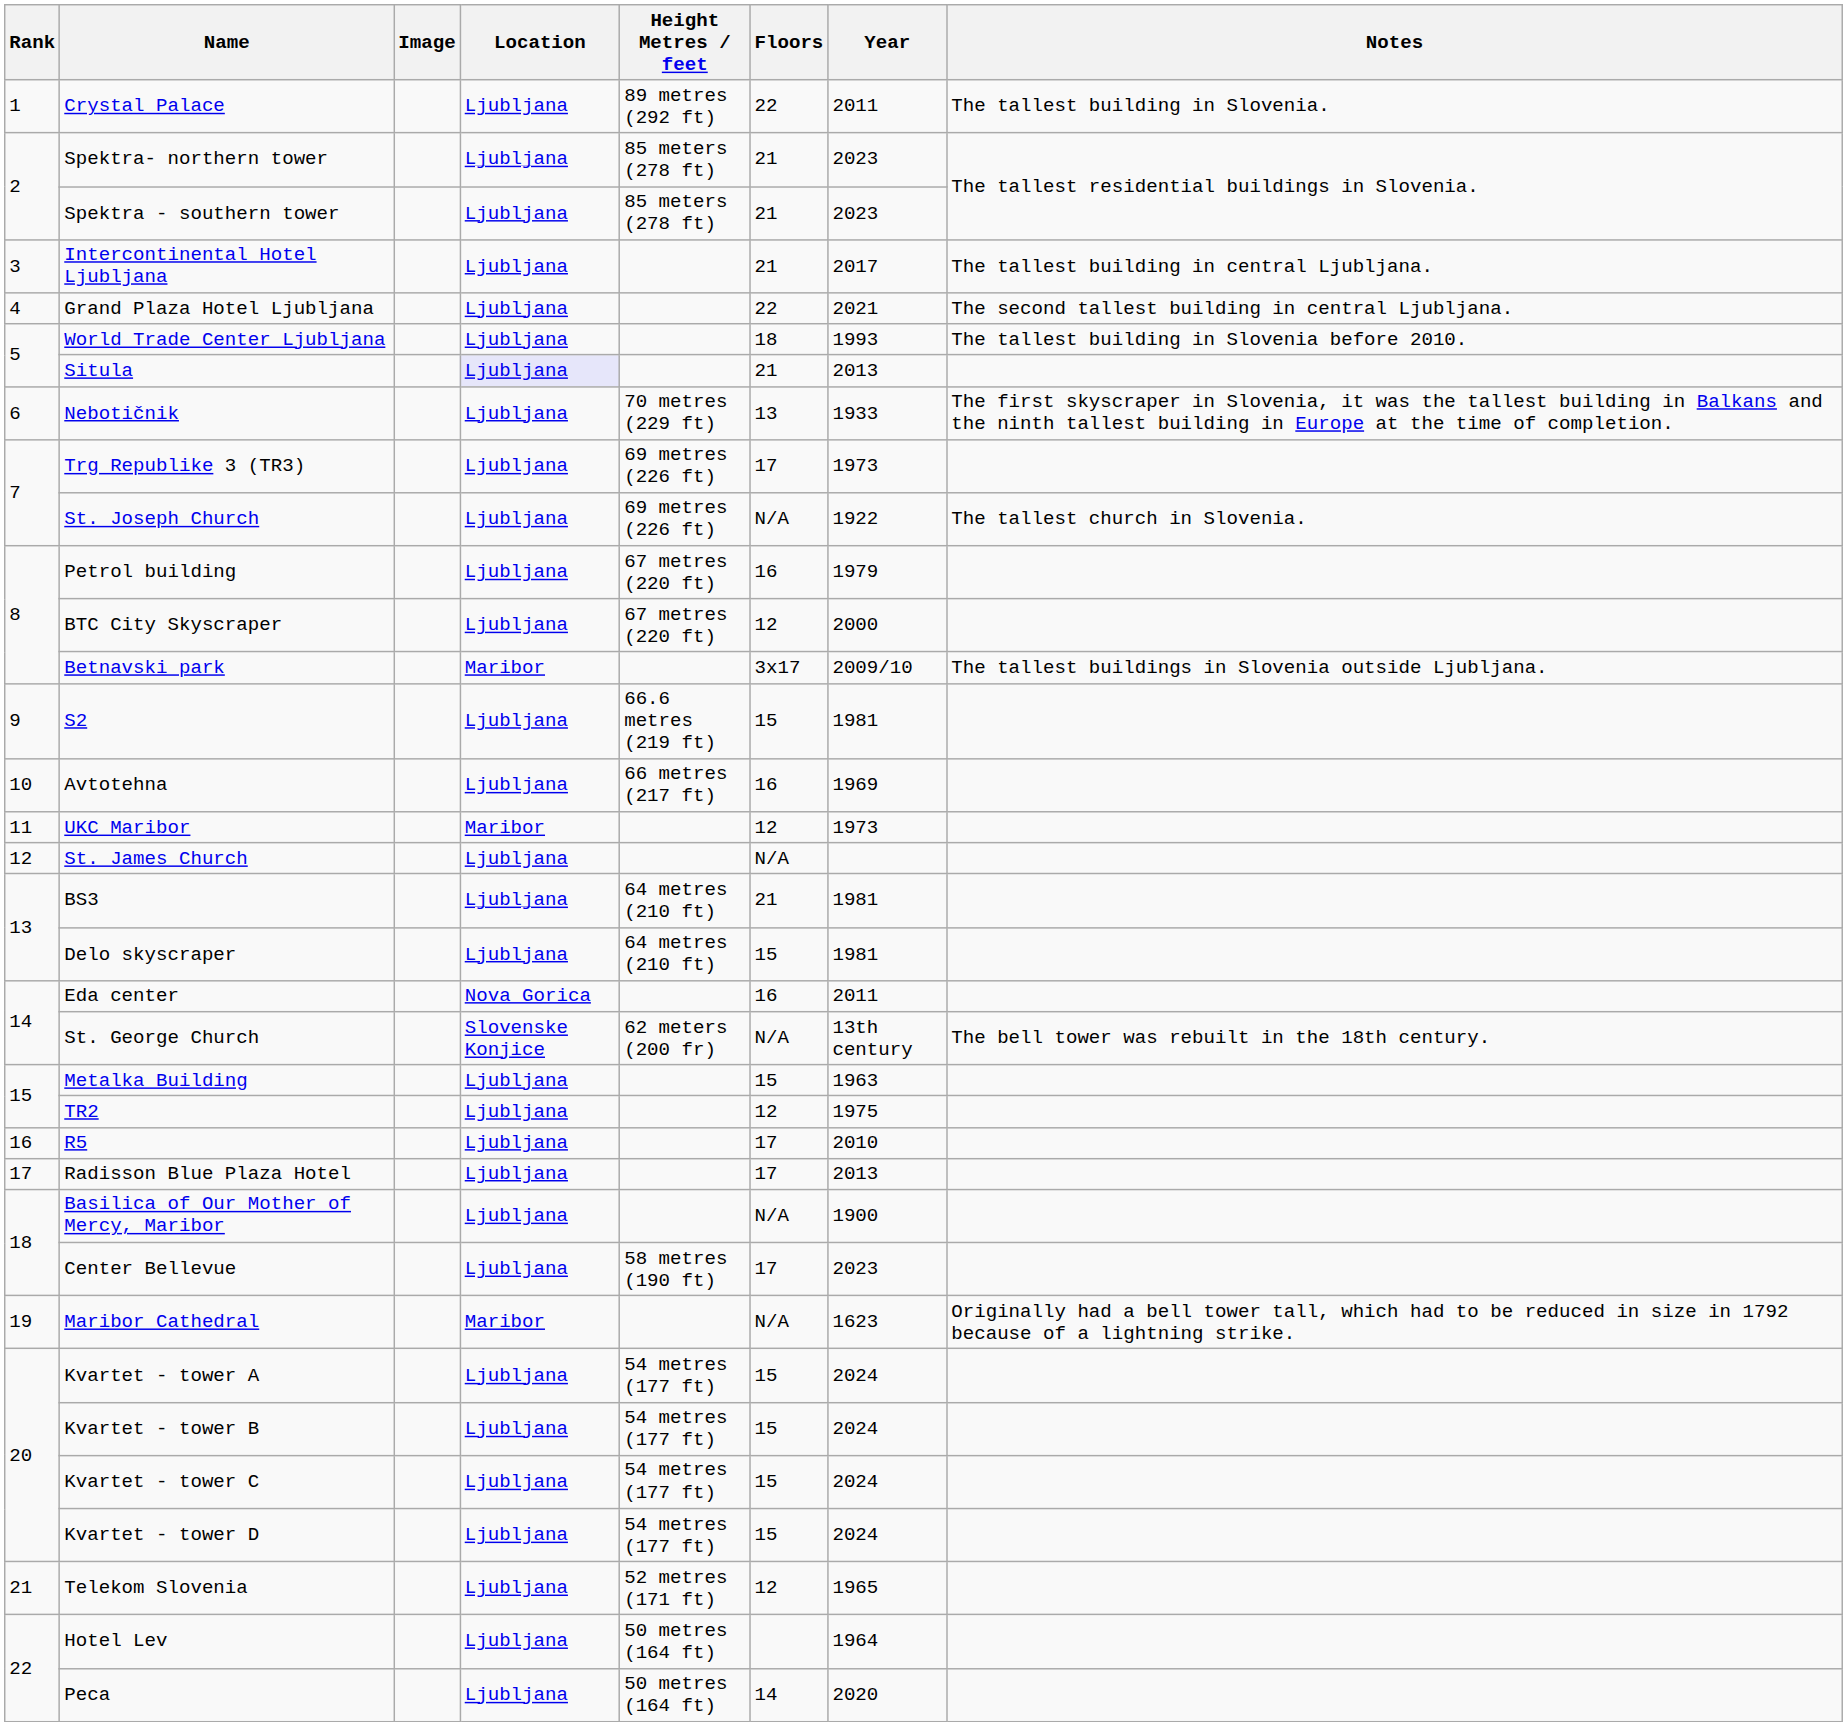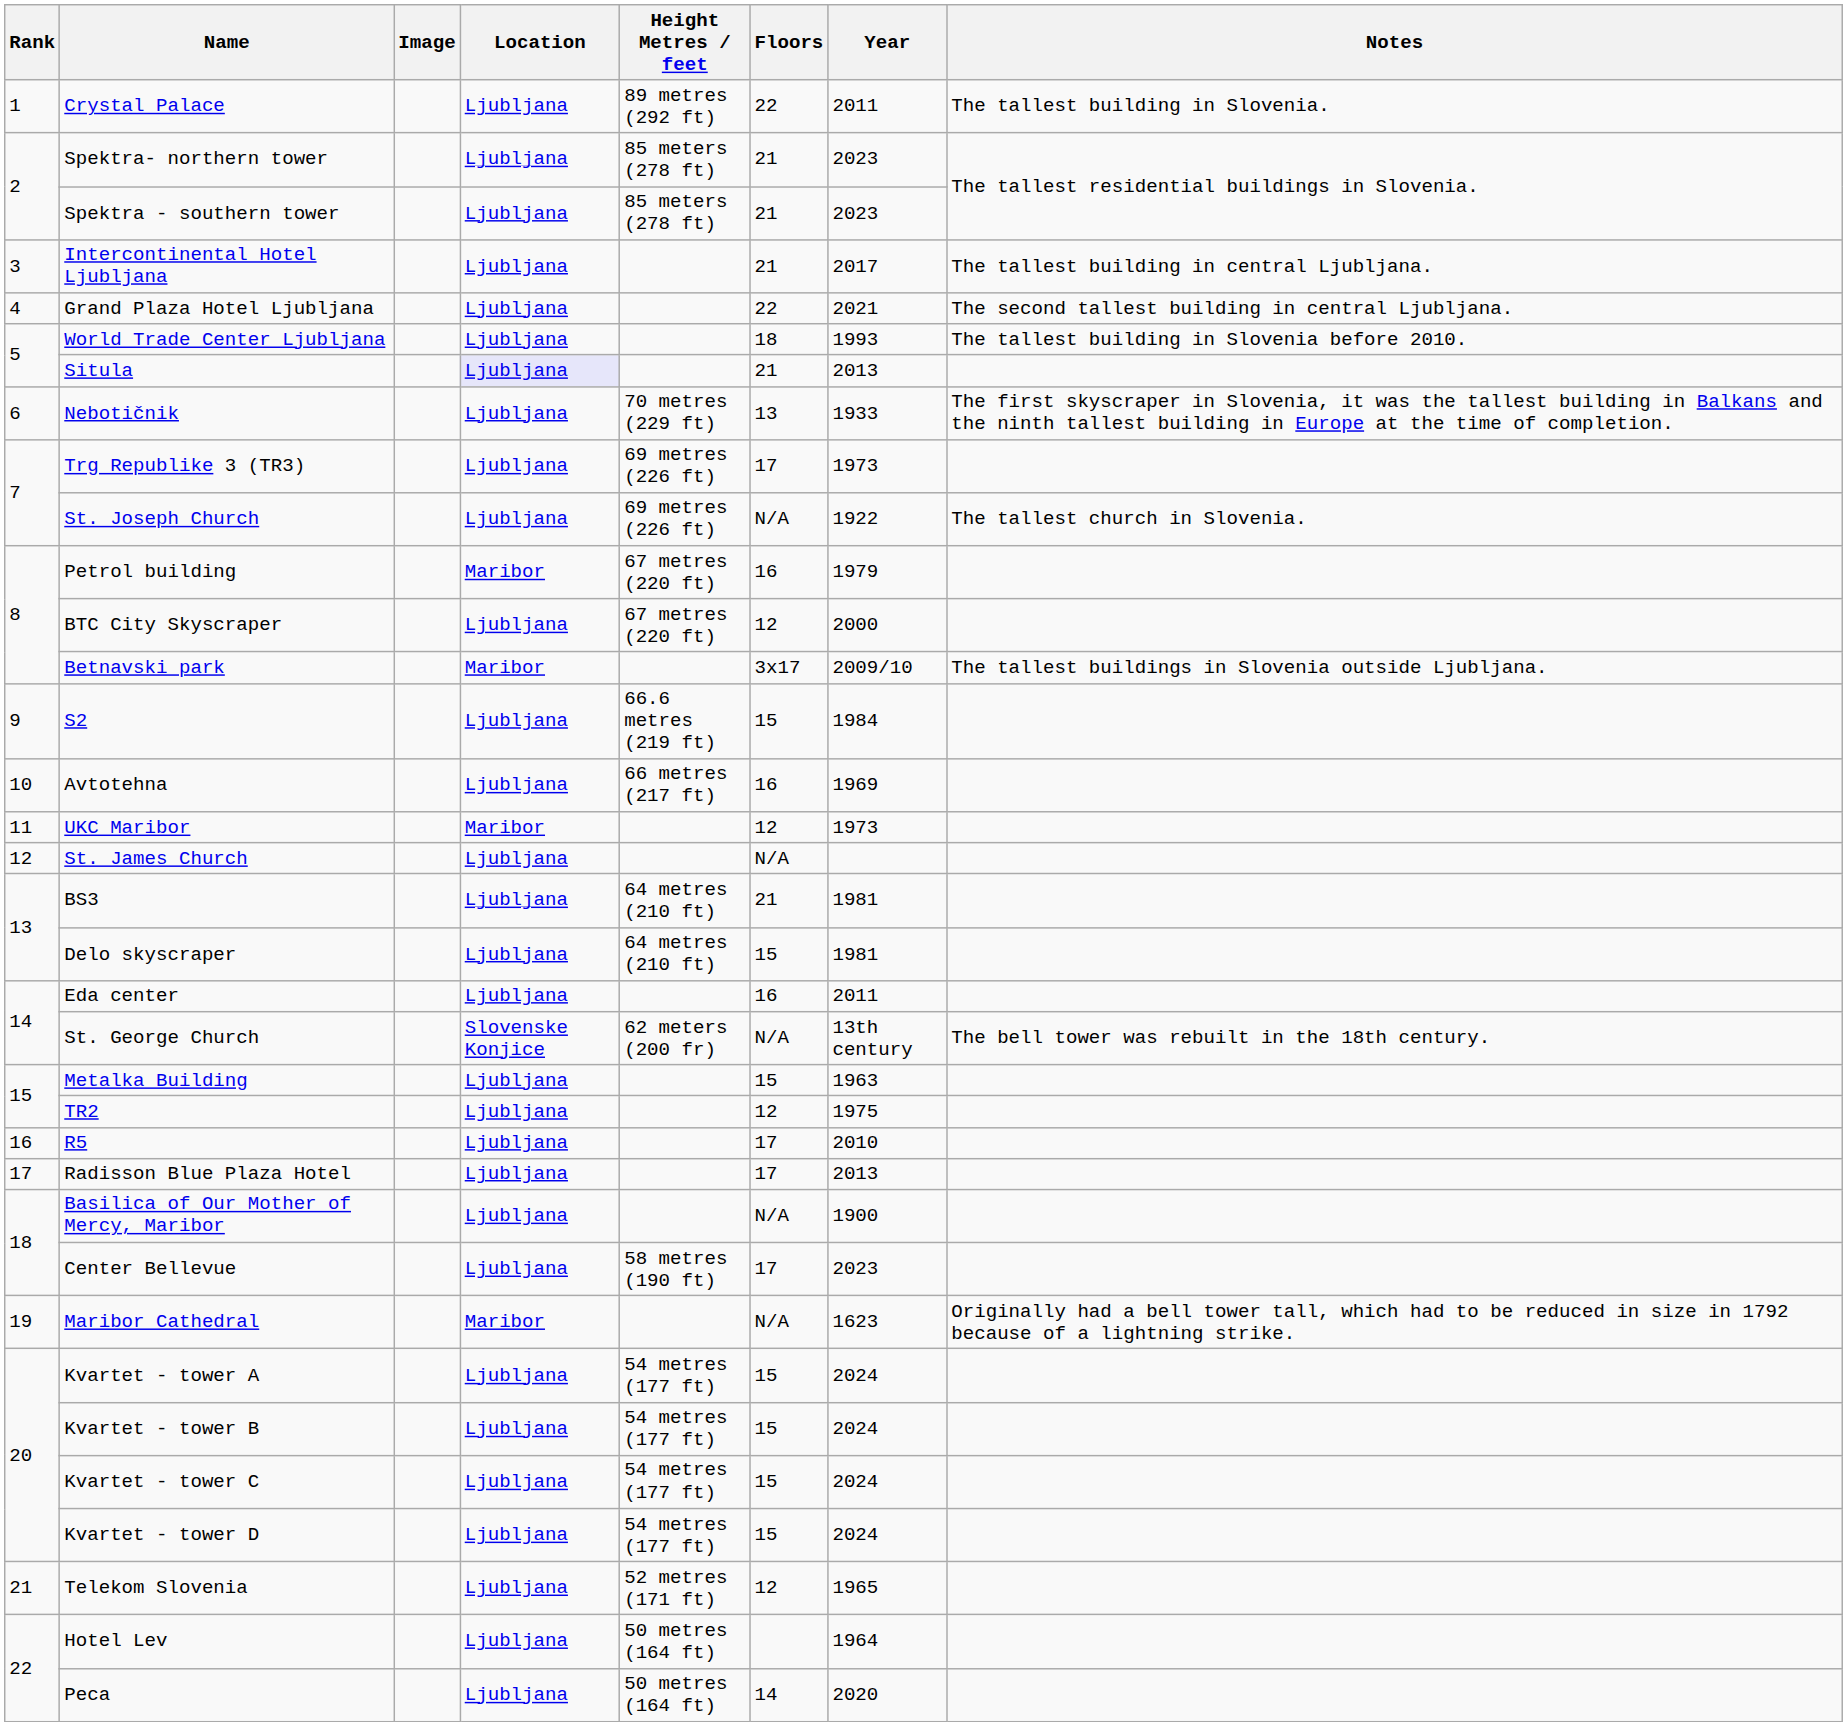(516, 572) Ljubljana -> (505, 572) Maribor
(855, 721) 1981 -> (855, 721) 1984
(528, 996) Nova Gorica -> (516, 996) Ljubljana
